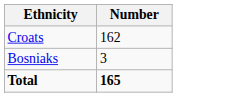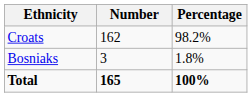+ column: (209, 15)
